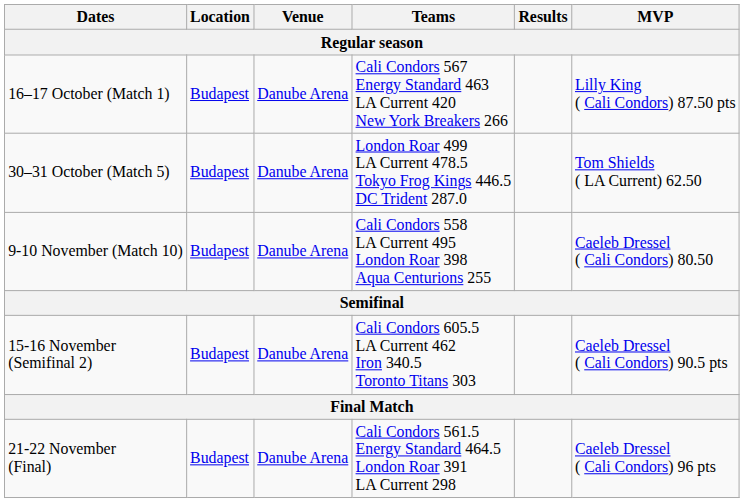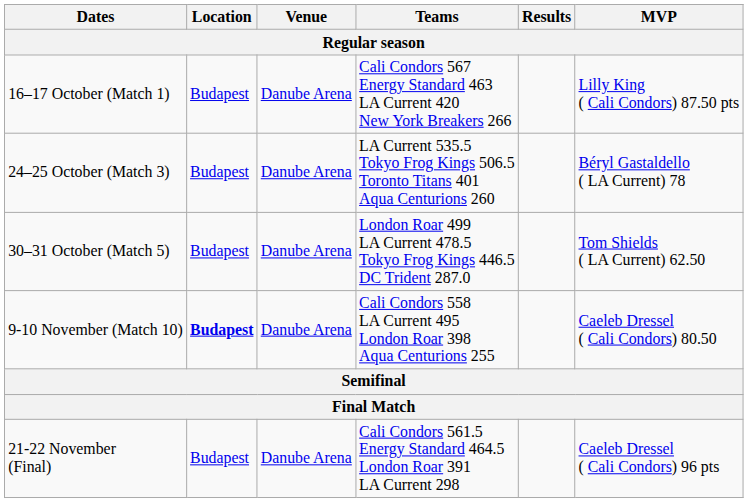+ row: (89, 172)
(220, 251) normal -> (222, 329) bold
- row: (62, 354)
